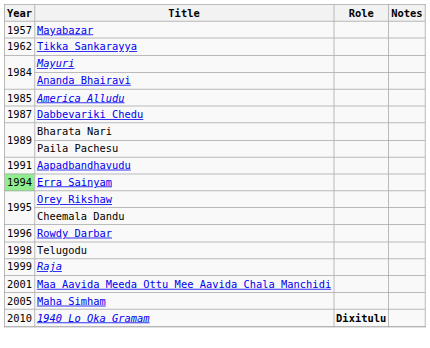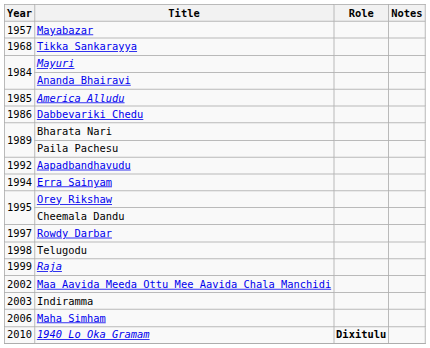(19, 47) 1962 -> (19, 47) 1968
(19, 115) 1987 -> (19, 115) 1986
(19, 165) 1991 -> (19, 165) 1992
(19, 182) lightgreen background -> (19, 182) no background
(19, 233) 1996 -> (19, 233) 1997
(19, 284) 2001 -> (19, 284) 2002
+ row: (65, 301)
(19, 301) 2005 -> (19, 318) 2006
